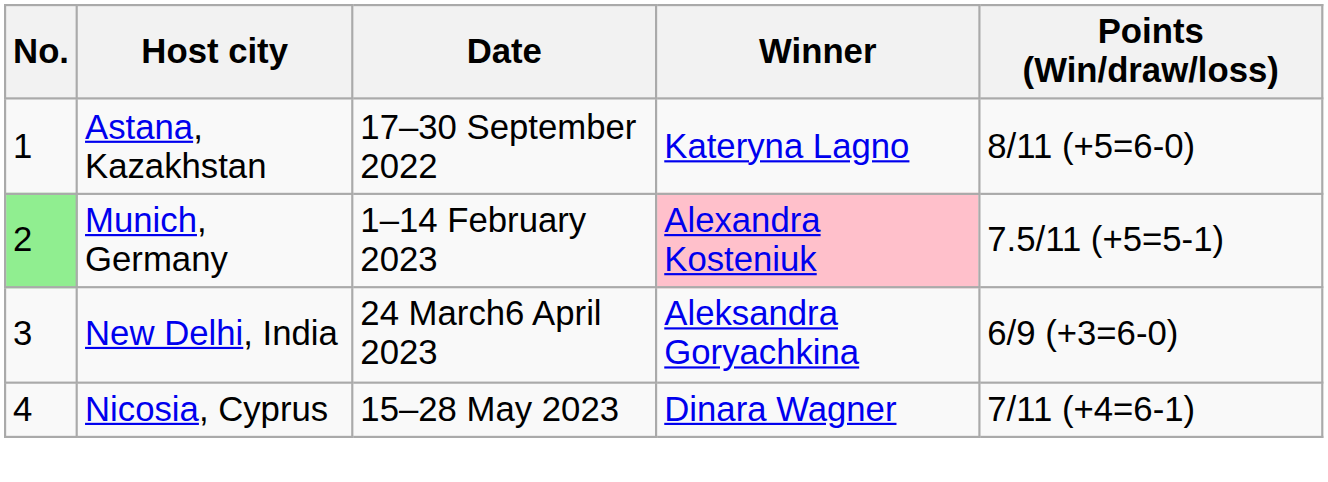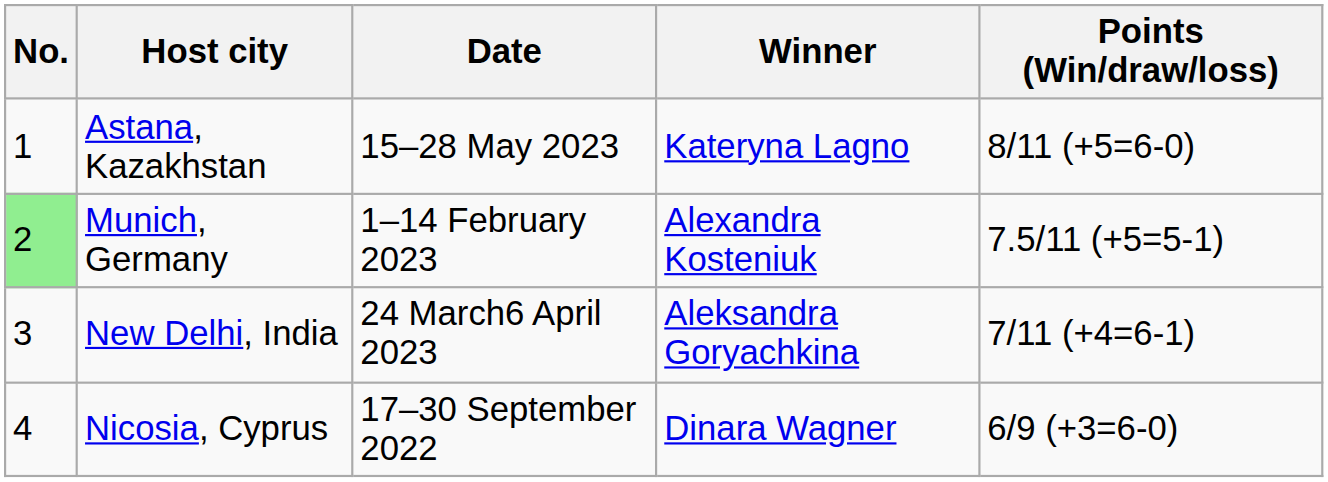(498, 145) 17–30 September 2022 -> (490, 145) 15–28 May 2023
(742, 239) pink background -> (742, 239) no background
(1083, 333) 6/9 (+3=6-0) -> (1091, 333) 7/11 (+4=6-1)
(490, 408) 15–28 May 2023 -> (498, 428) 17–30 September 2022
(1091, 408) 7/11 (+4=6-1) -> (1083, 428) 6/9 (+3=6-0)
